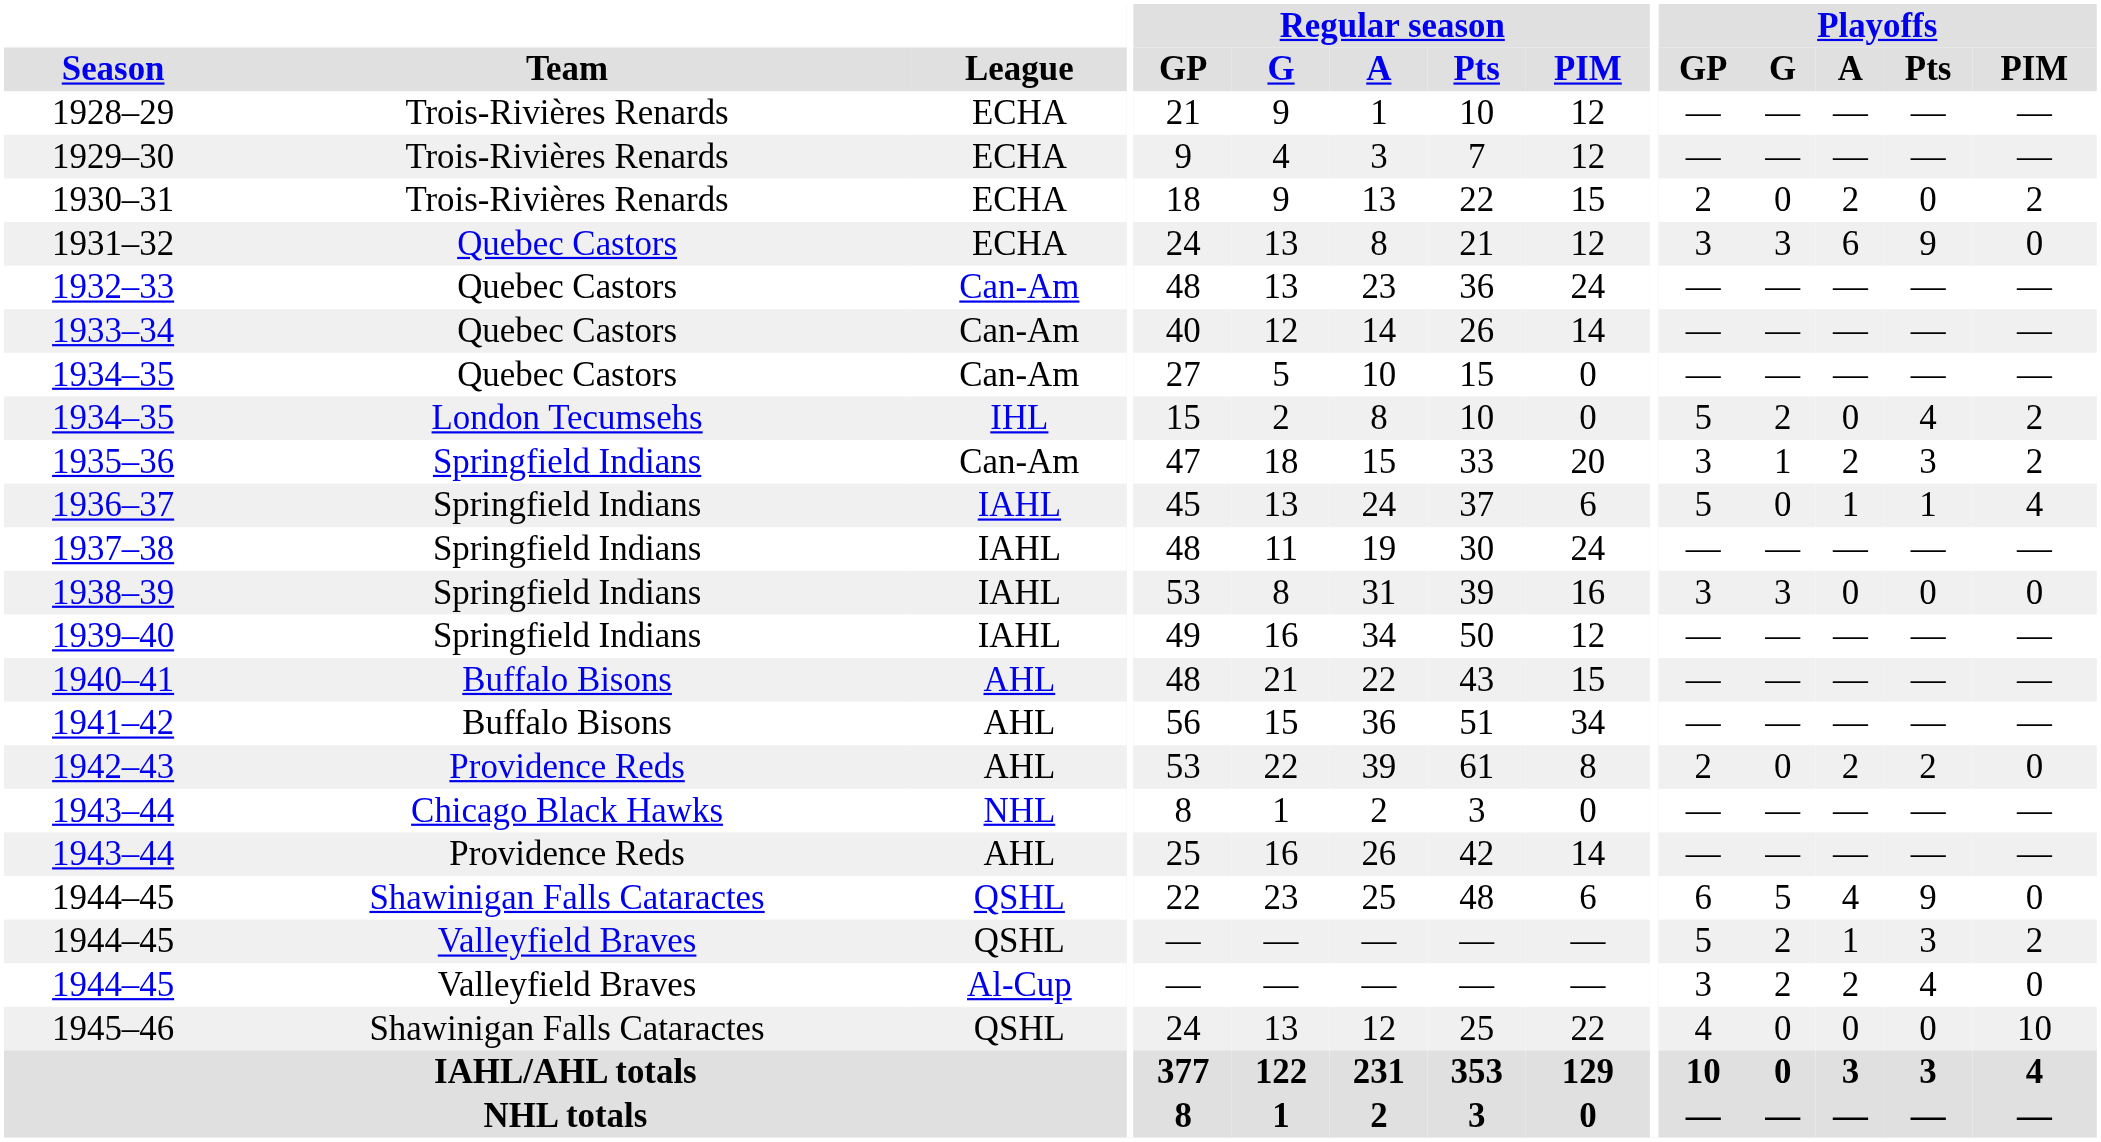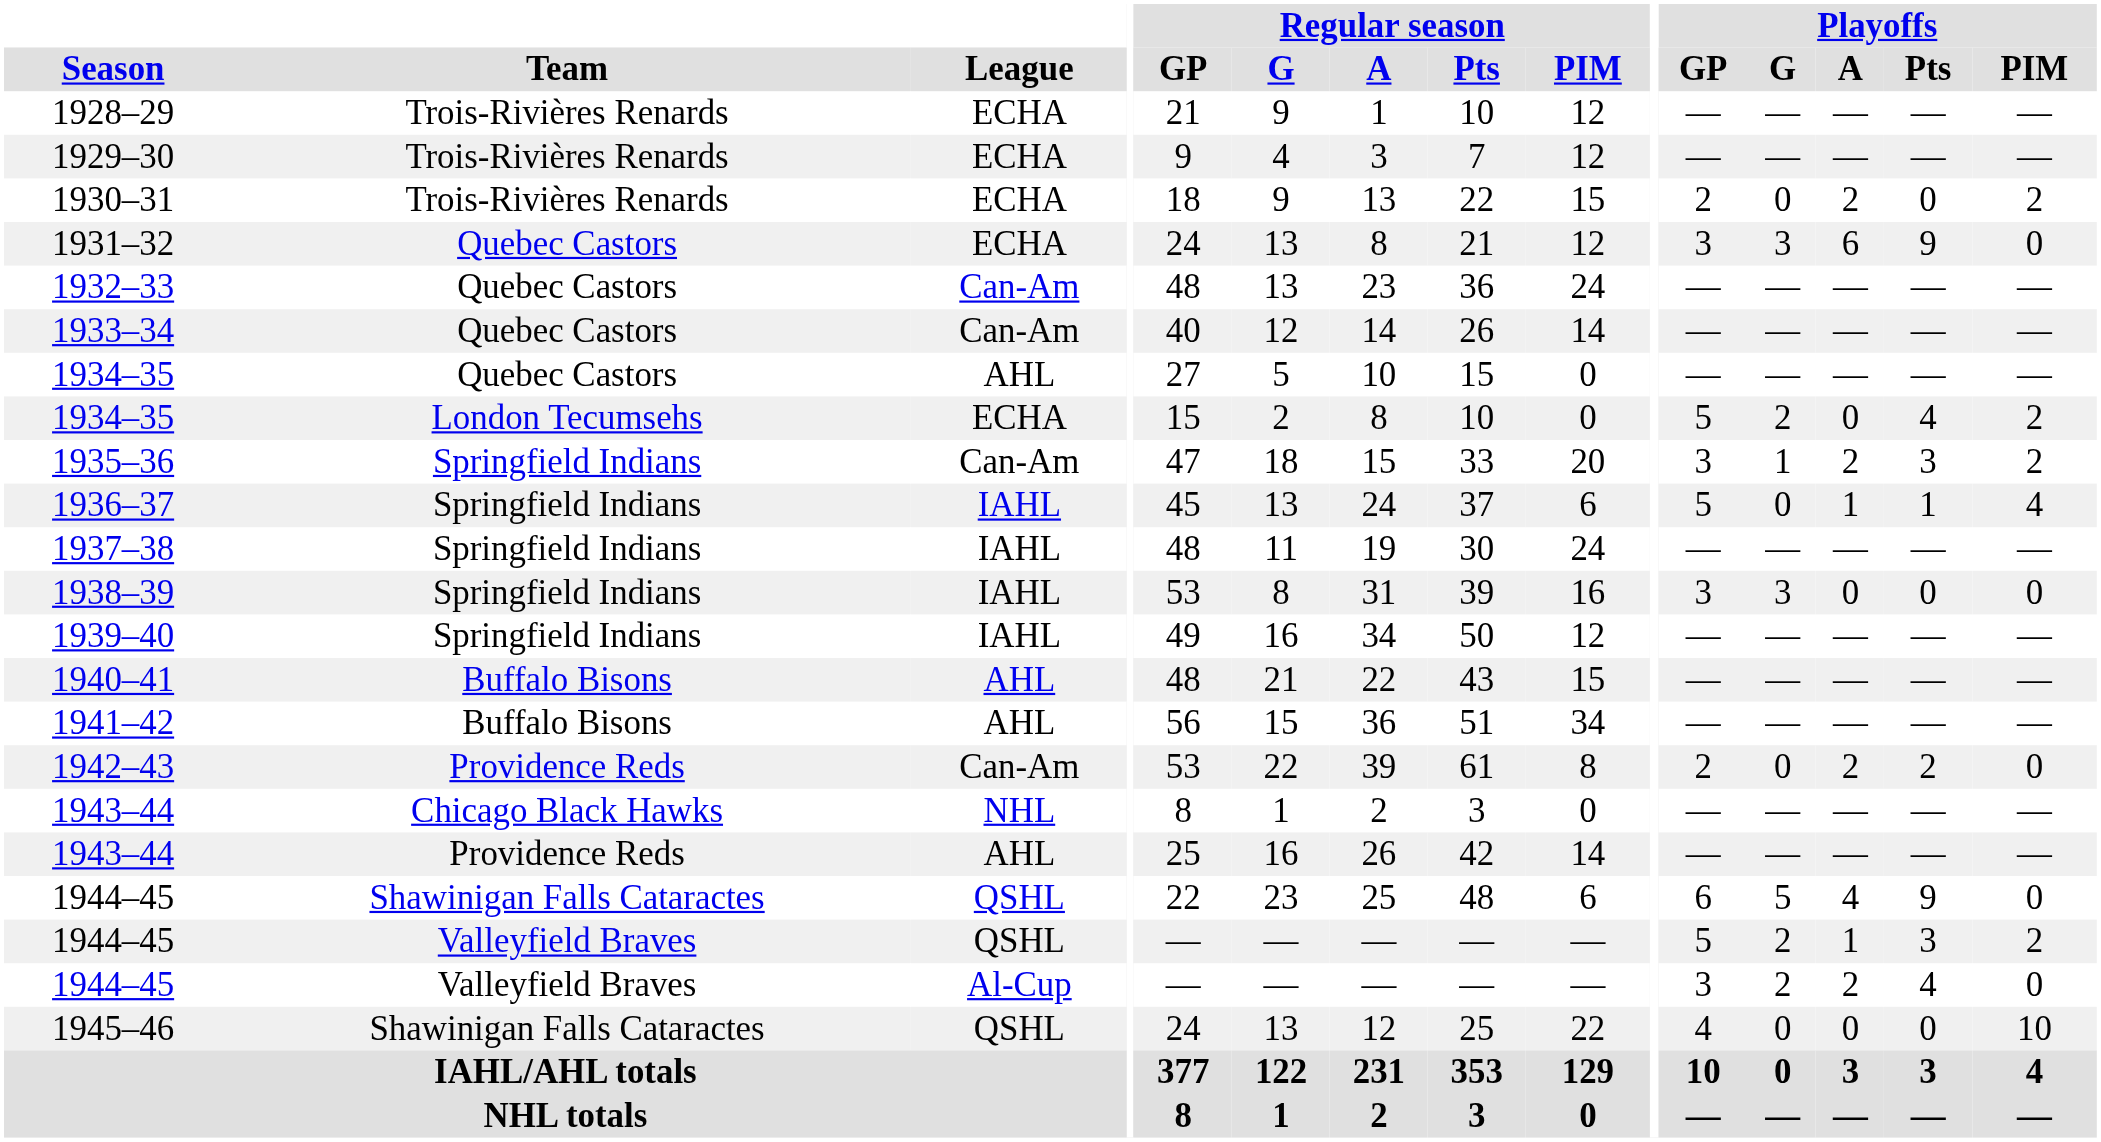(1019, 374) Can-Am -> (1019, 374) AHL
(1019, 417) IHL -> (1019, 417) ECHA
(1019, 766) AHL -> (1019, 766) Can-Am
